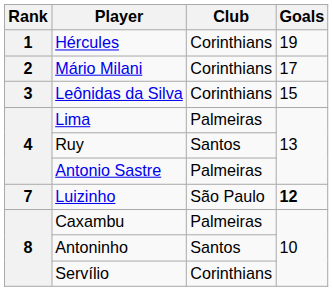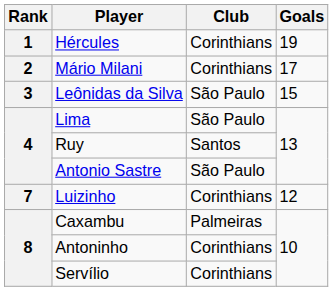(231, 94) Corinthians -> (228, 94) São Paulo
(226, 119) Palmeiras -> (228, 119) São Paulo
(226, 171) Palmeiras -> (228, 171) São Paulo
(228, 196) São Paulo -> (231, 196) Corinthians
(288, 196) bold -> (288, 196) normal
(215, 247) Santos -> (231, 247) Corinthians
